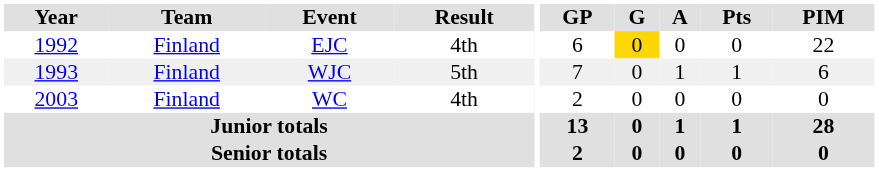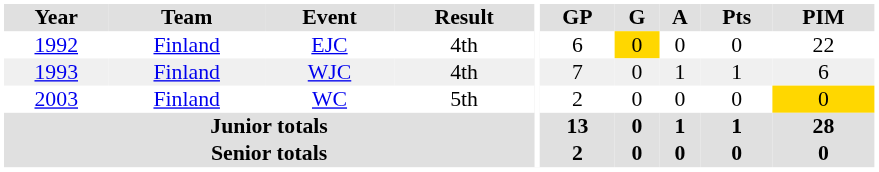(464, 71) 5th -> (464, 71) 4th
(464, 99) 4th -> (464, 99) 5th
(823, 99) no background -> (823, 99) gold background
